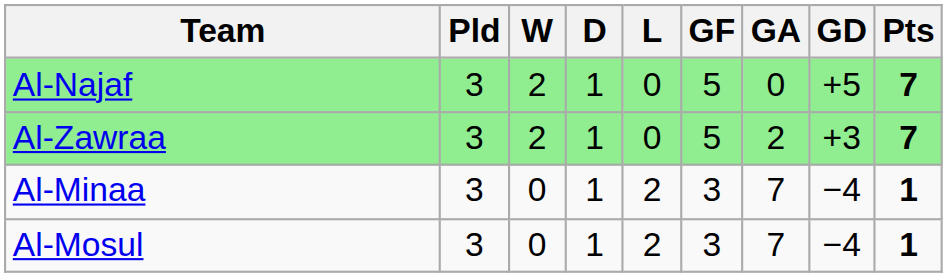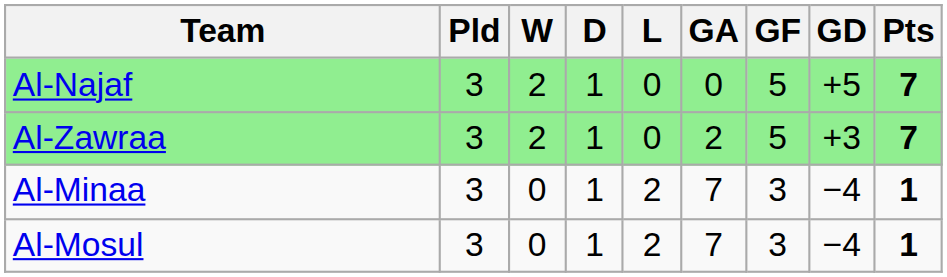columns swapped: (712, 31) <-> (776, 31)
